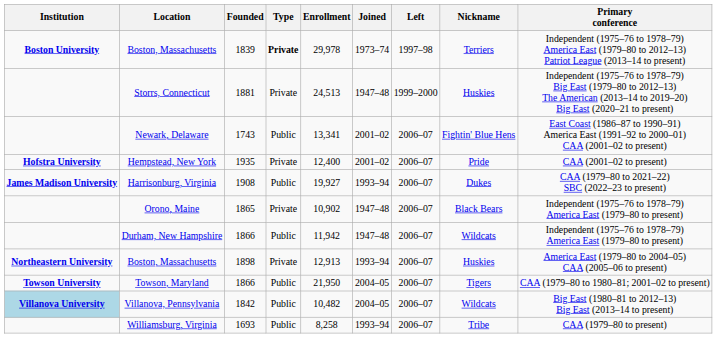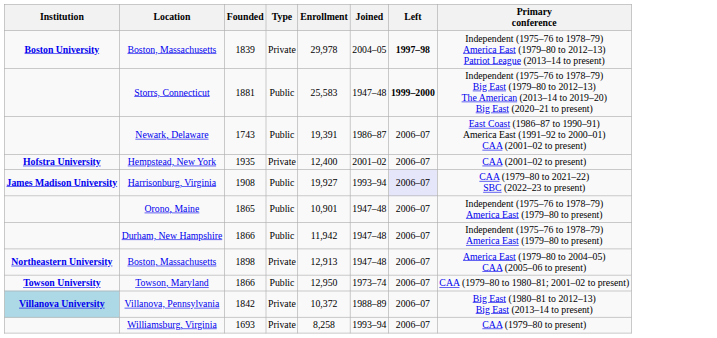- column: (479, 17)
(283, 49) bold -> (282, 49) normal
(372, 49) 1973–74 -> (369, 49) 2004–05
(416, 49) normal -> (413, 49) bold
(283, 92) Private -> (282, 92) Public
(327, 92) 24,513 -> (324, 92) 25,583
(416, 92) normal -> (413, 92) bold
(327, 135) 13,341 -> (324, 135) 19,391
(372, 135) 2001–02 -> (369, 135) 1986–87
(416, 182) no background -> (413, 182) lavender background
(283, 209) Private -> (282, 209) Public
(327, 209) 10,902 -> (324, 209) 10,901
(372, 262) 1993–94 -> (369, 262) 1947–48
(327, 283) 21,950 -> (324, 283) 12,950
(372, 283) 2004–05 -> (369, 283) 1973–74
(283, 304) Public -> (282, 304) Private
(327, 304) 10,482 -> (324, 304) 10,372
(372, 304) 2004–05 -> (369, 304) 1988–89
(283, 325) Public -> (282, 325) Private
